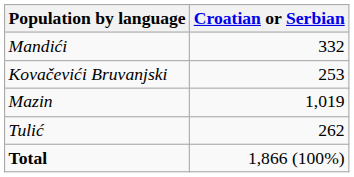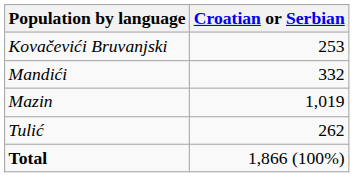rows swapped: (88, 74) <-> (38, 46)
